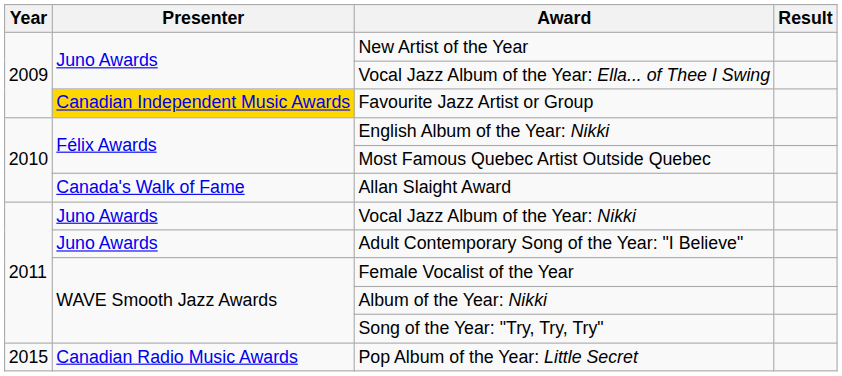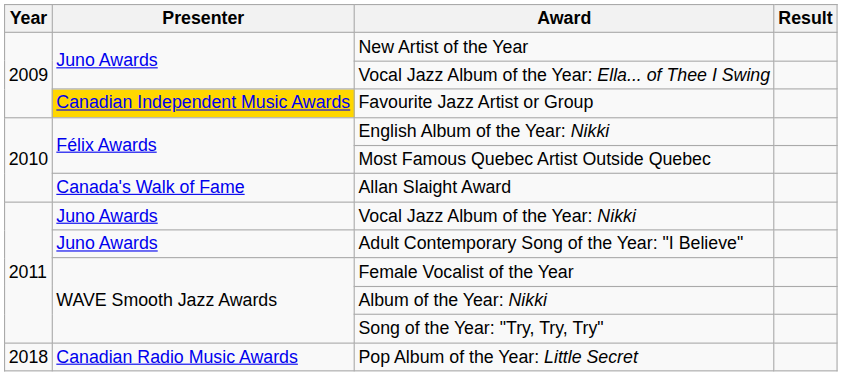(28, 356) 2015 -> (28, 356) 2018
